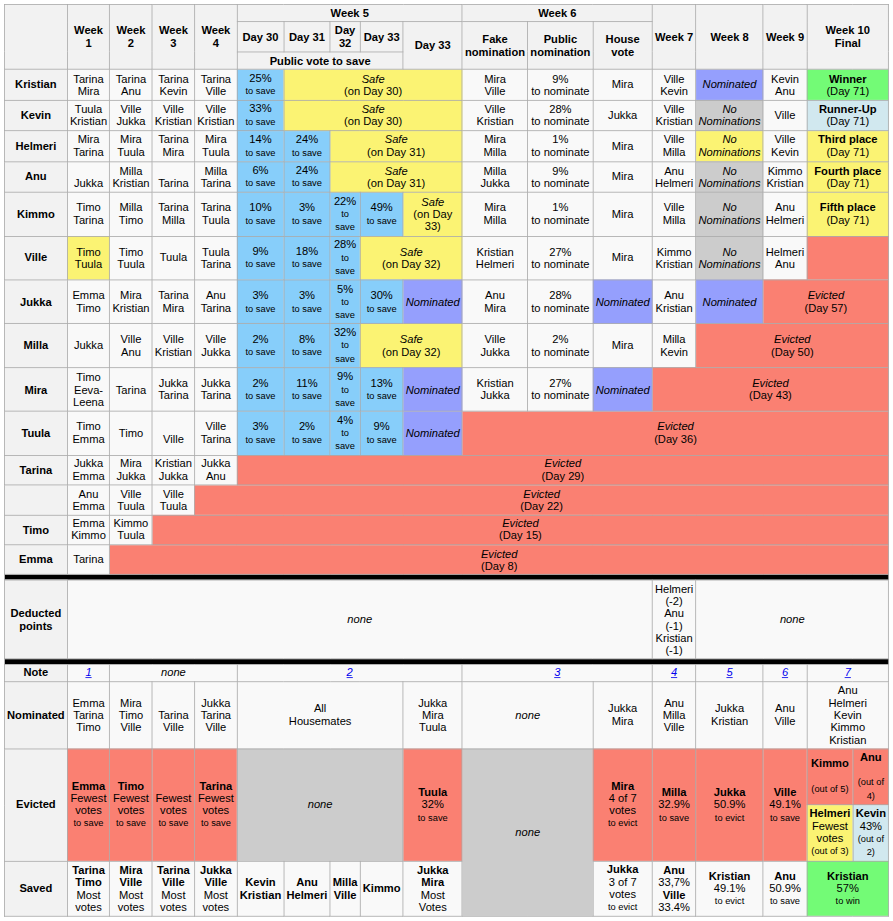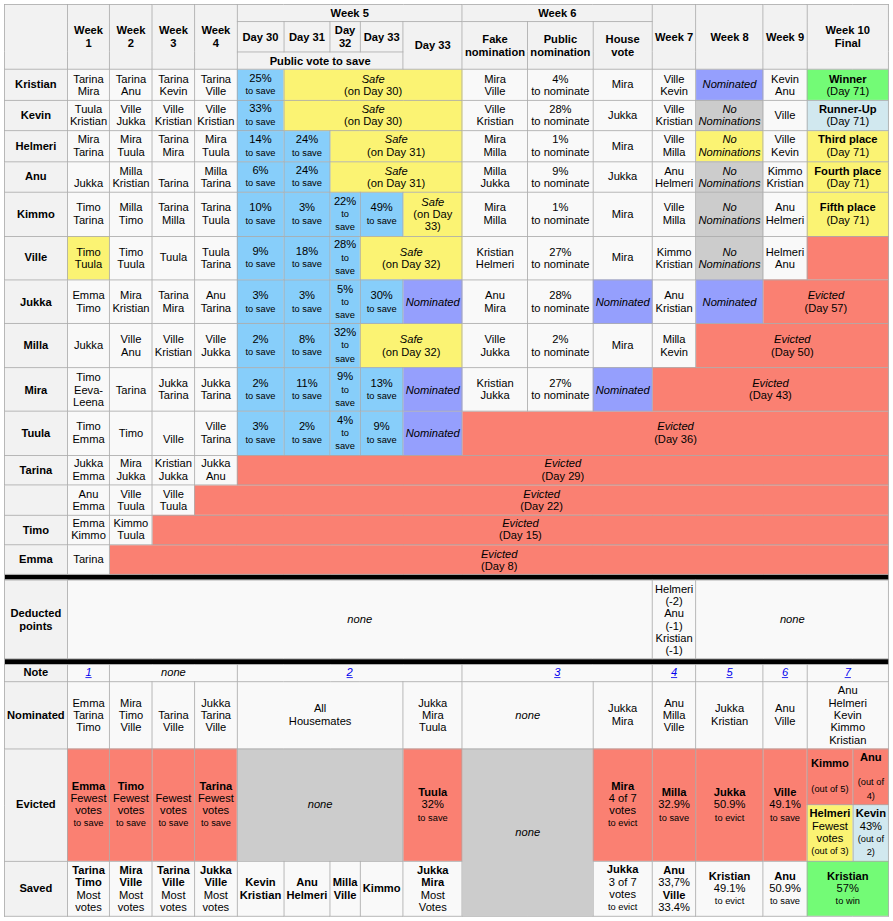(560, 84) 9% to nominate -> (560, 84) 4% to nominate
(623, 176) Mira -> (623, 176) Jukka
